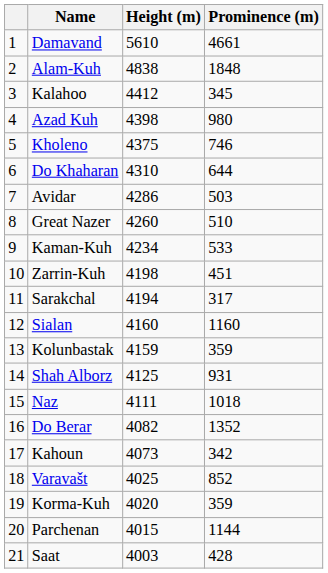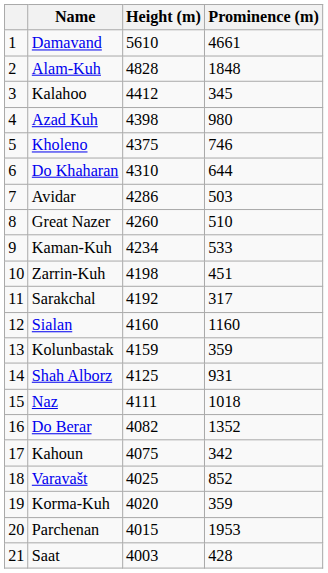(142, 68) 4838 -> (142, 68) 4828
(142, 299) 4194 -> (142, 299) 4192
(142, 453) 4073 -> (142, 453) 4075
(224, 529) 1144 -> (224, 529) 1953
